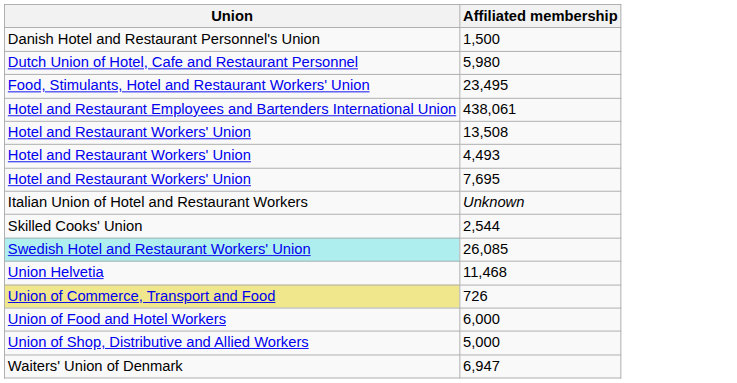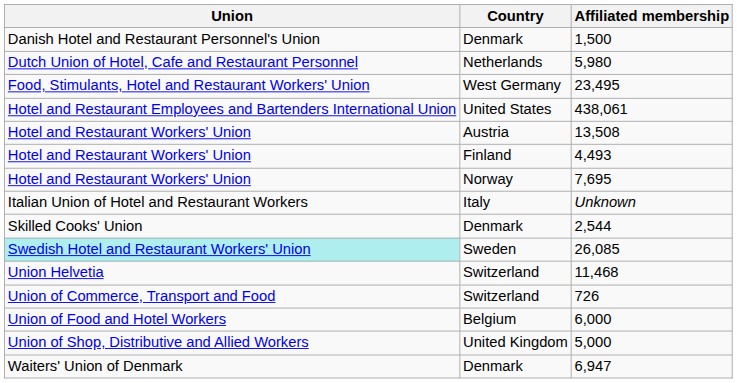+ column: (515, 16)
(142, 296) khaki background -> (142, 296) no background
